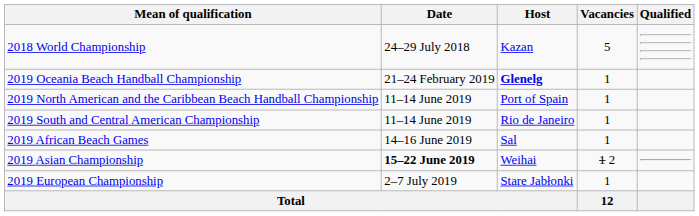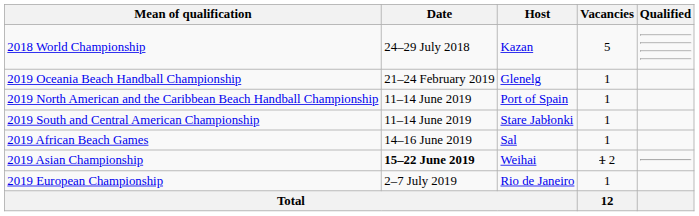(521, 79) bold -> (521, 79) normal
(537, 119) Rio de Janeiro -> (537, 119) Stare Jabłonki
(537, 180) Stare Jabłonki -> (537, 180) Rio de Janeiro
